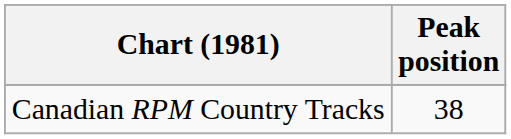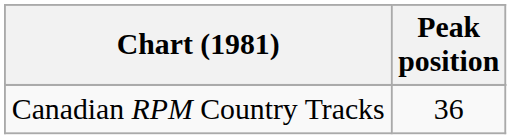(449, 108) 38 -> (449, 108) 36
